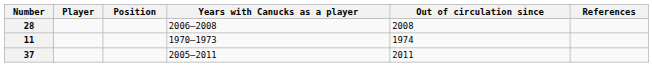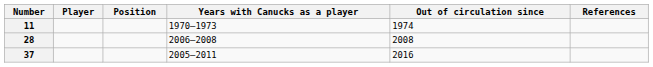rows swapped: (29, 40) <-> (29, 26)
(403, 55) 2011 -> (403, 55) 2016
